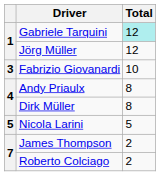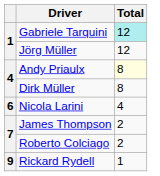- row: (70, 69)
(129, 87) no background -> (120, 69) lightyellow background
(10, 124) 5 -> (10, 106) 6
(129, 124) 5 -> (120, 106) 4
+ row: (57, 161)
